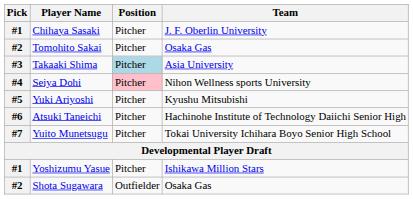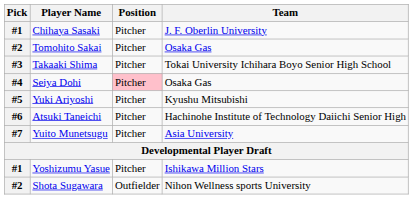(130, 64) lightblue background -> (130, 64) no background
(199, 64) Asia University -> (278, 64) Tokai University Ichihara Boyo Senior High School
(238, 82) Nihon Wellness sports University -> (188, 82) Osaka Gas
(278, 133) Tokai University Ichihara Boyo Senior High School -> (199, 133) Asia University
(188, 185) Osaka Gas -> (238, 185) Nihon Wellness sports University
